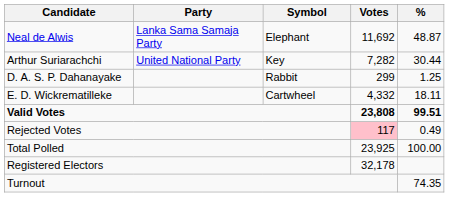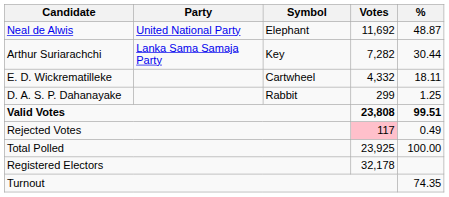(187, 36) Lanka Sama Samaja Party -> (188, 30) United National Party
(188, 60) United National Party -> (187, 54) Lanka Sama Samaja Party
rows swapped: (59, 95) <-> (64, 78)
